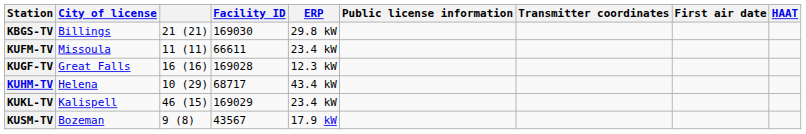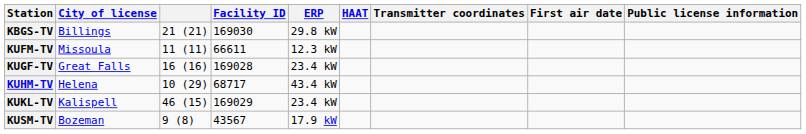columns swapped: (785, 13) <-> (428, 13)
(314, 49) 23.4 kW -> (314, 49) 12.3 kW
(314, 67) 12.3 kW -> (314, 67) 23.4 kW
